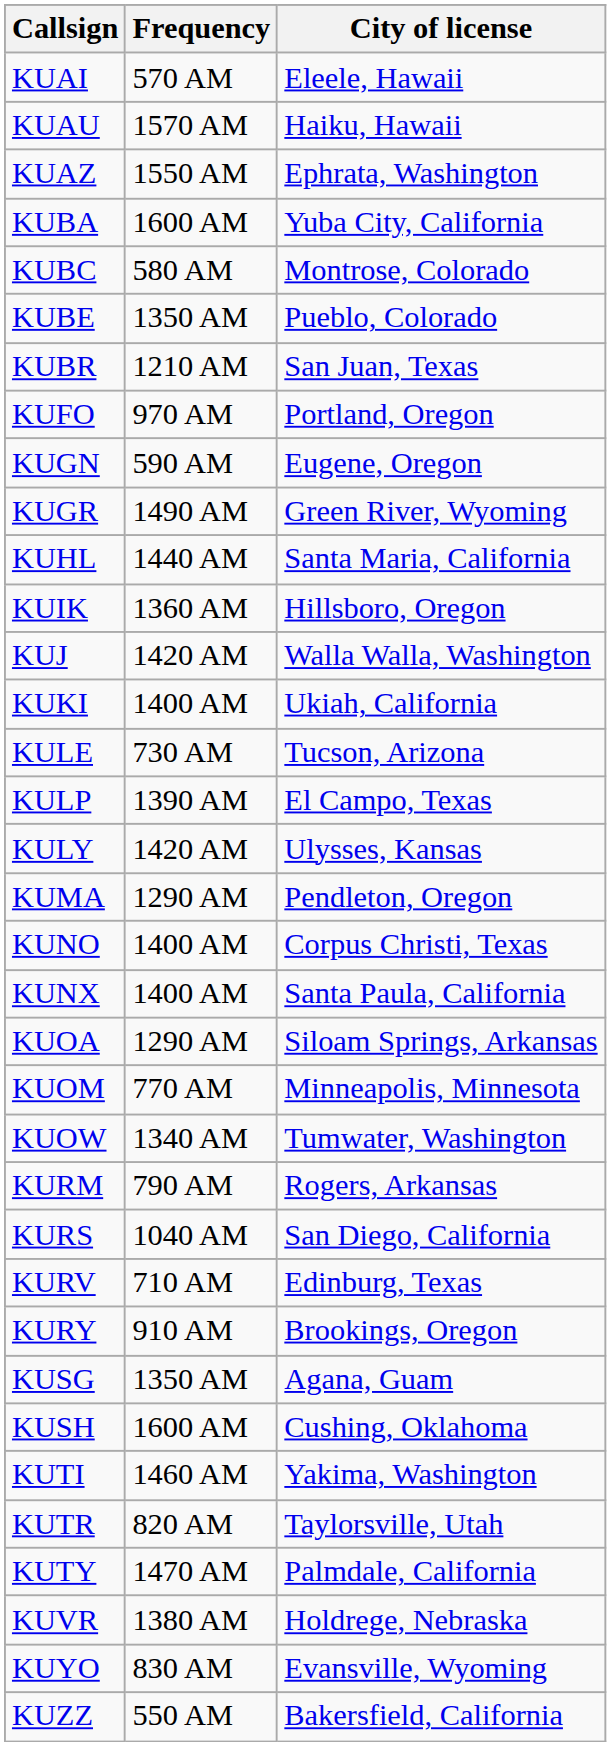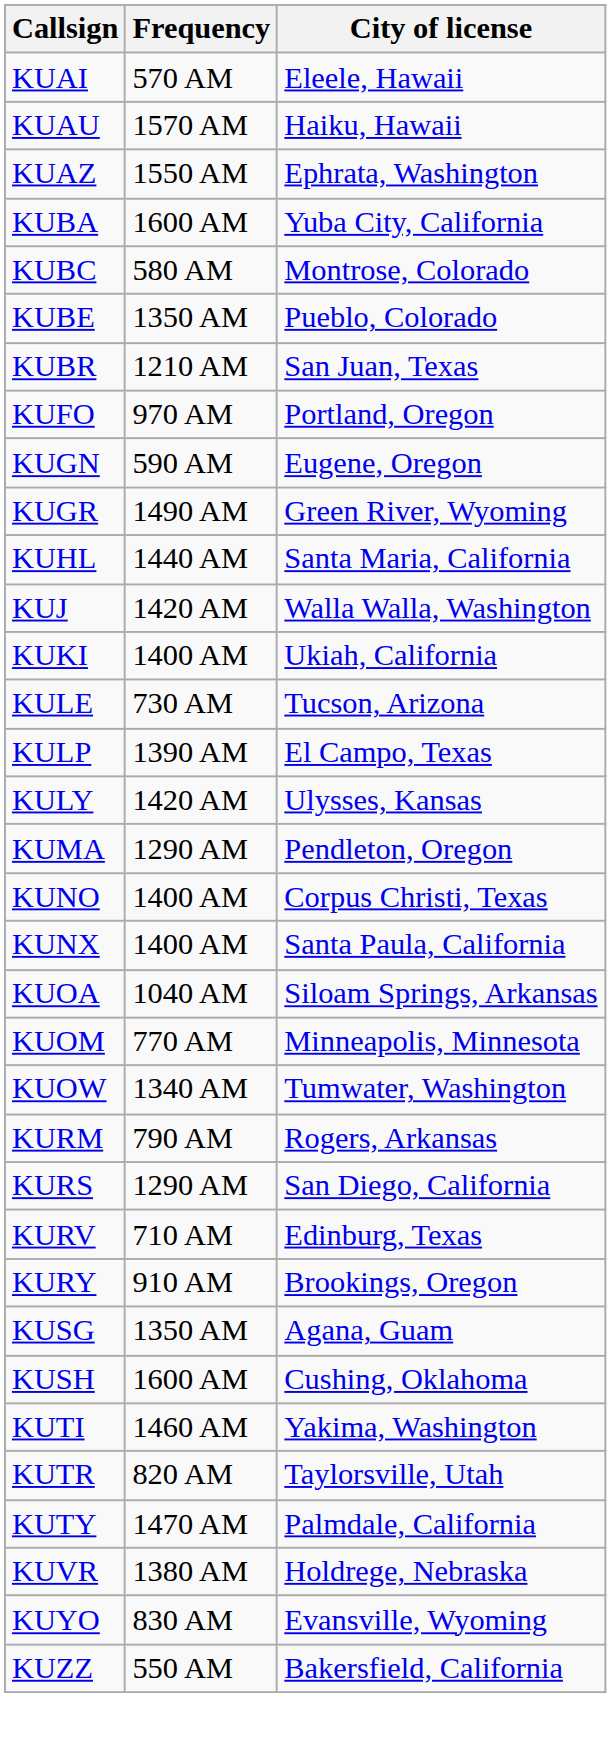- row: (50, 607)
(190, 1041) 1290 AM -> (190, 992) 1040 AM
(190, 1233) 1040 AM -> (190, 1185) 1290 AM
